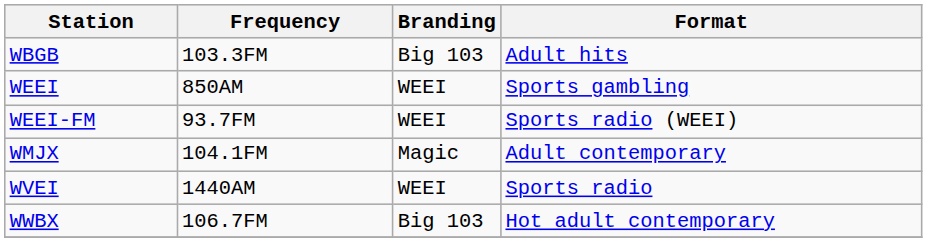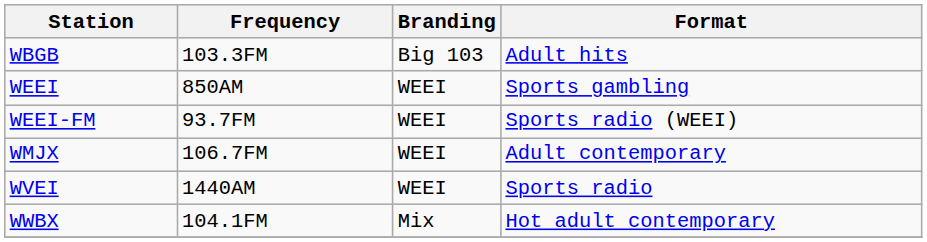(225, 154) 104.1FM -> (225, 154) 106.7FM
(428, 154) Magic -> (422, 154) WEEI
(225, 221) 106.7FM -> (225, 221) 104.1FM
(441, 221) Big 103 -> (416, 221) Mix
